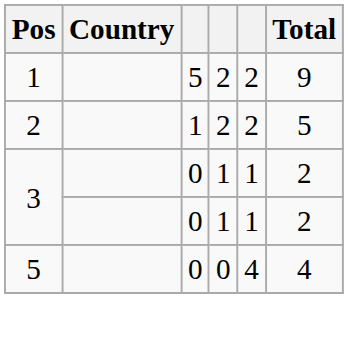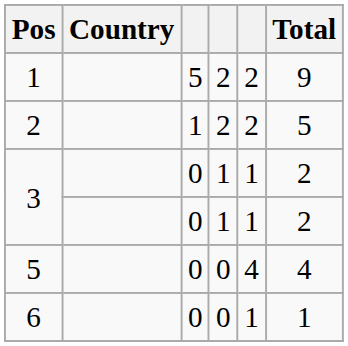+ row: (34, 317)
